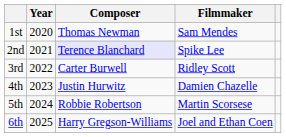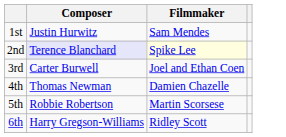- column: (41, 13)
(99, 31) Thomas Newman -> (63, 31) Justin Hurwitz
(201, 50) no background -> (172, 50) lightyellow background
(206, 68) Ridley Scott -> (197, 68) Joel and Ethan Coen
(92, 86) Justin Hurwitz -> (70, 86) Thomas Newman
(225, 123) Joel and Ethan Coen -> (178, 123) Ridley Scott
